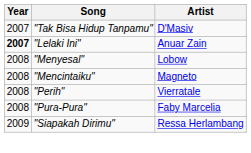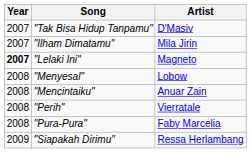+ row: (74, 44)
(182, 44) Anuar Zain -> (177, 60) Magneto
(177, 76) Magneto -> (182, 92) Anuar Zain
